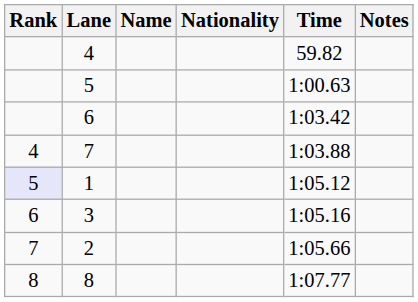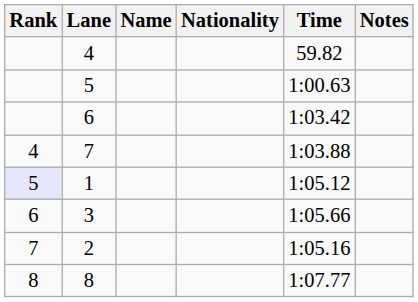(319, 215) 1:05.16 -> (319, 215) 1:05.66
(319, 248) 1:05.66 -> (319, 248) 1:05.16
